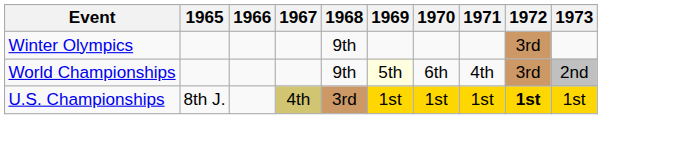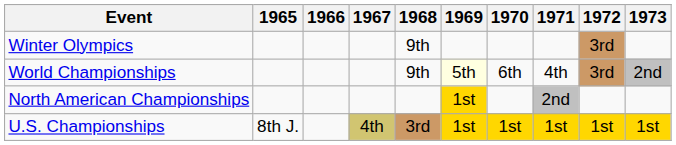+ row: (129, 99)
(528, 99) bold -> (602, 126) normal
